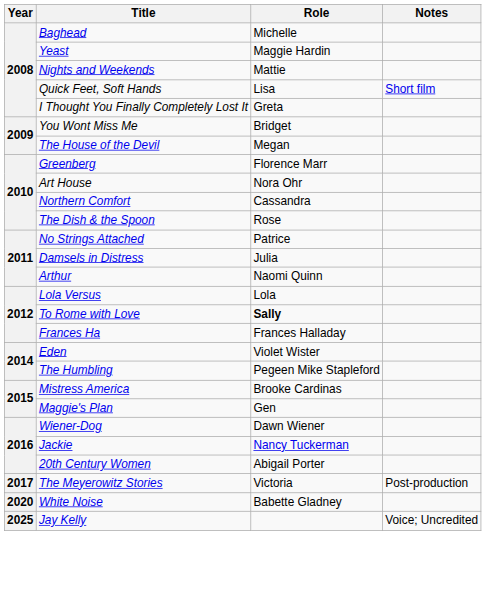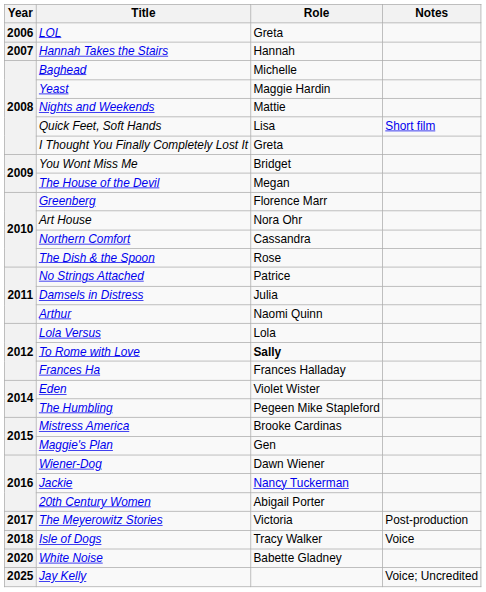+ row: (50, 32)
+ row: (104, 51)
+ row: (70, 539)
